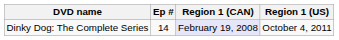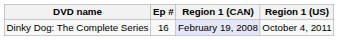(163, 27) 14 -> (163, 27) 16
